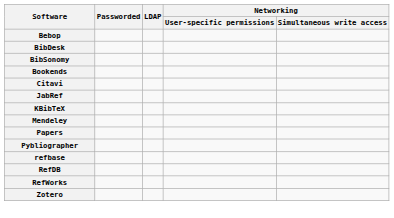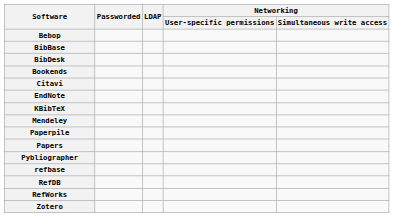+ row: (50, 47)
- row: (50, 59)
+ row: (50, 96)
- row: (50, 96)
+ row: (50, 133)
